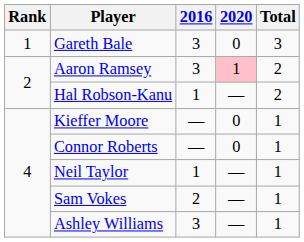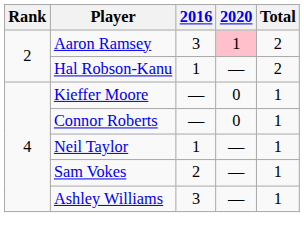- row: (93, 43)
